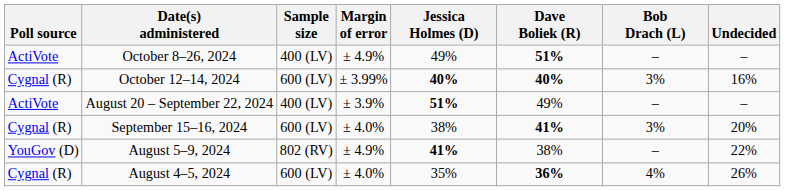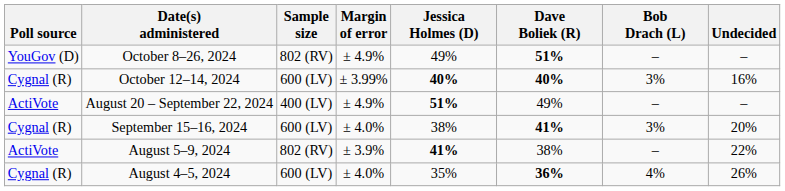(33, 56) ActiVote -> (43, 56) YouGov (D)
(306, 56) 400 (LV) -> (306, 56) 802 (RV)
(364, 104) ± 3.9% -> (364, 104) ± 4.9%
(43, 151) YouGov (D) -> (33, 151) ActiVote
(364, 151) ± 4.9% -> (364, 151) ± 3.9%
